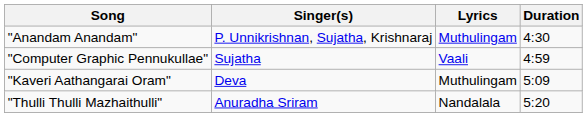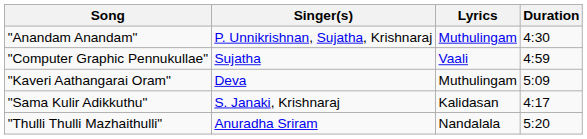+ row: (77, 102)
